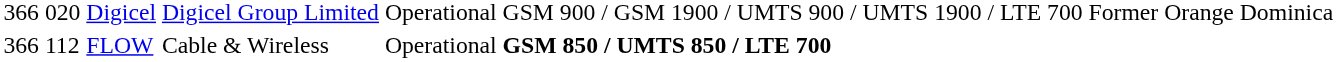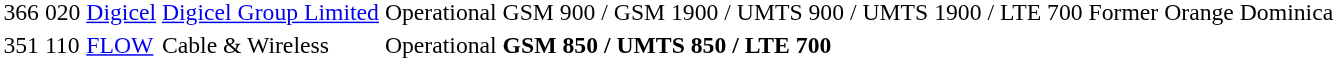(21, 45) 366 -> (21, 45) 351
(62, 45) 112 -> (62, 45) 110
